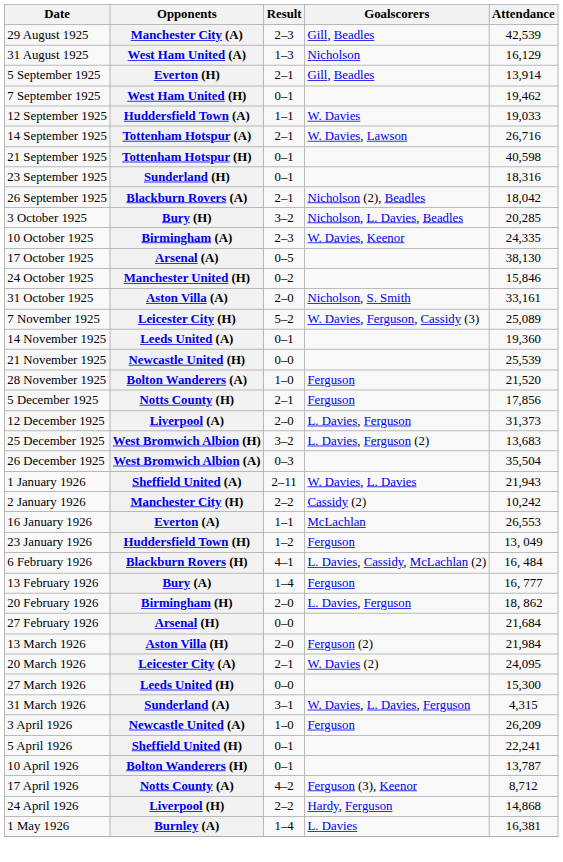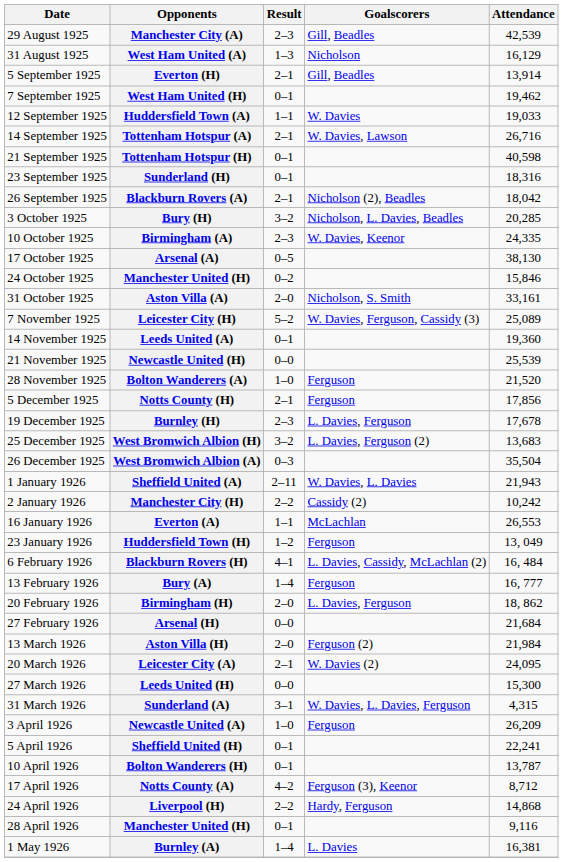- row: (56, 420)
+ row: (56, 420)
+ row: (43, 826)
